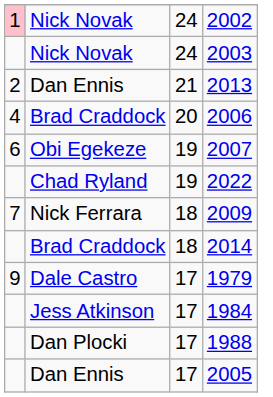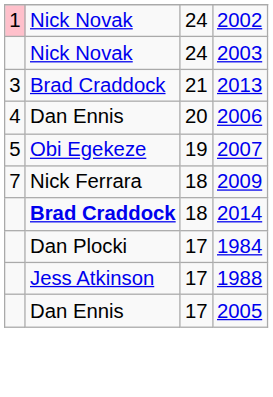(15, 85) 2 -> (15, 85) 3
(77, 85) Dan Ennis -> (98, 85) Brad Craddock
(98, 117) Brad Craddock -> (77, 117) Dan Ennis
(15, 149) 6 -> (15, 149) 5
- row: (229, 181)
(98, 246) normal -> (103, 213) bold
- row: (229, 278)
(92, 310) Jess Atkinson -> (79, 246) Dan Plocki
(79, 342) Dan Plocki -> (92, 278) Jess Atkinson
